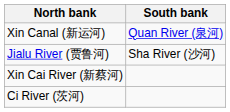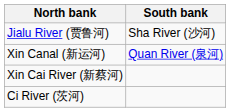rows swapped: (58, 54) <-> (56, 33)
